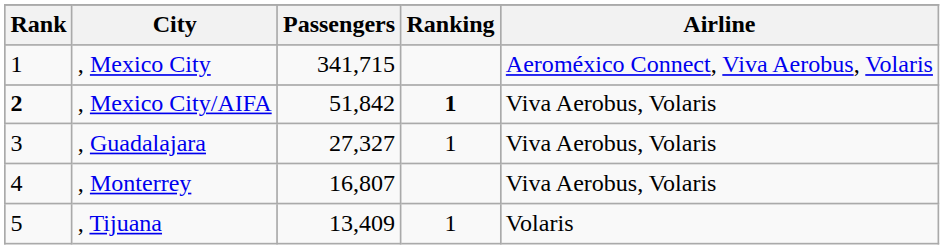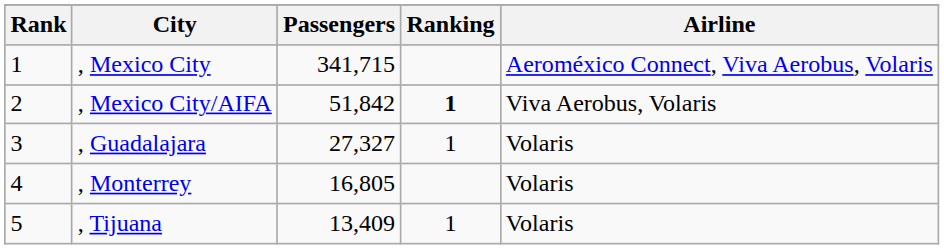(16, 104) bold -> (16, 104) normal
(611, 143) Viva Aerobus, Volaris -> (540, 143) Volaris
(362, 183) 16,807 -> (362, 183) 16,805
(611, 183) Viva Aerobus, Volaris -> (540, 183) Volaris
